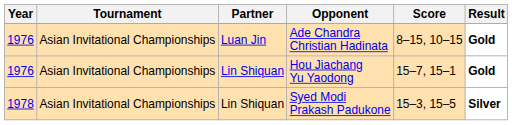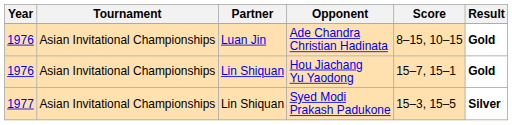(21, 104) 1978 -> (21, 104) 1977
